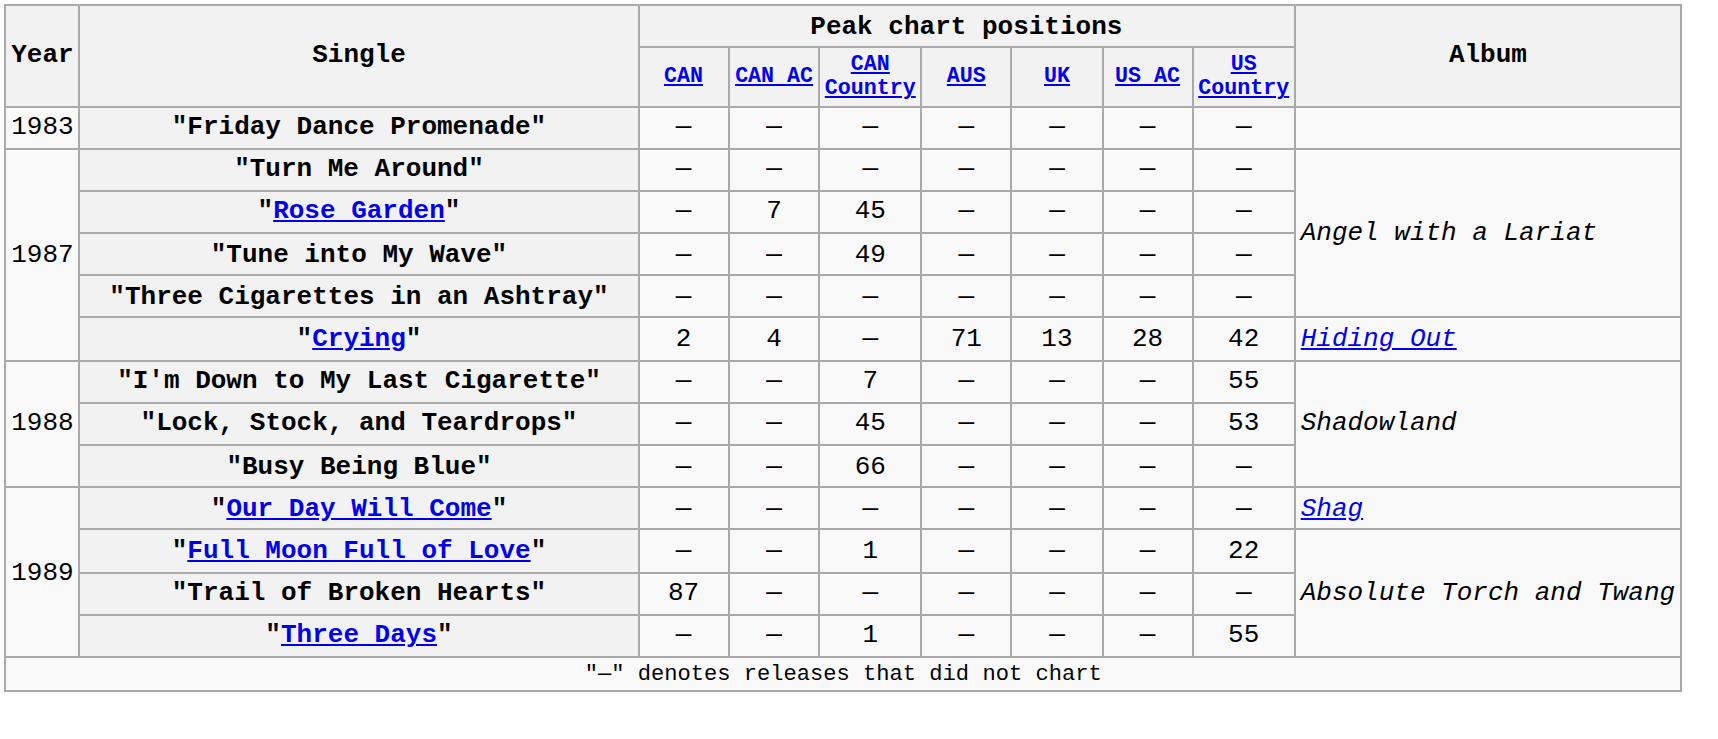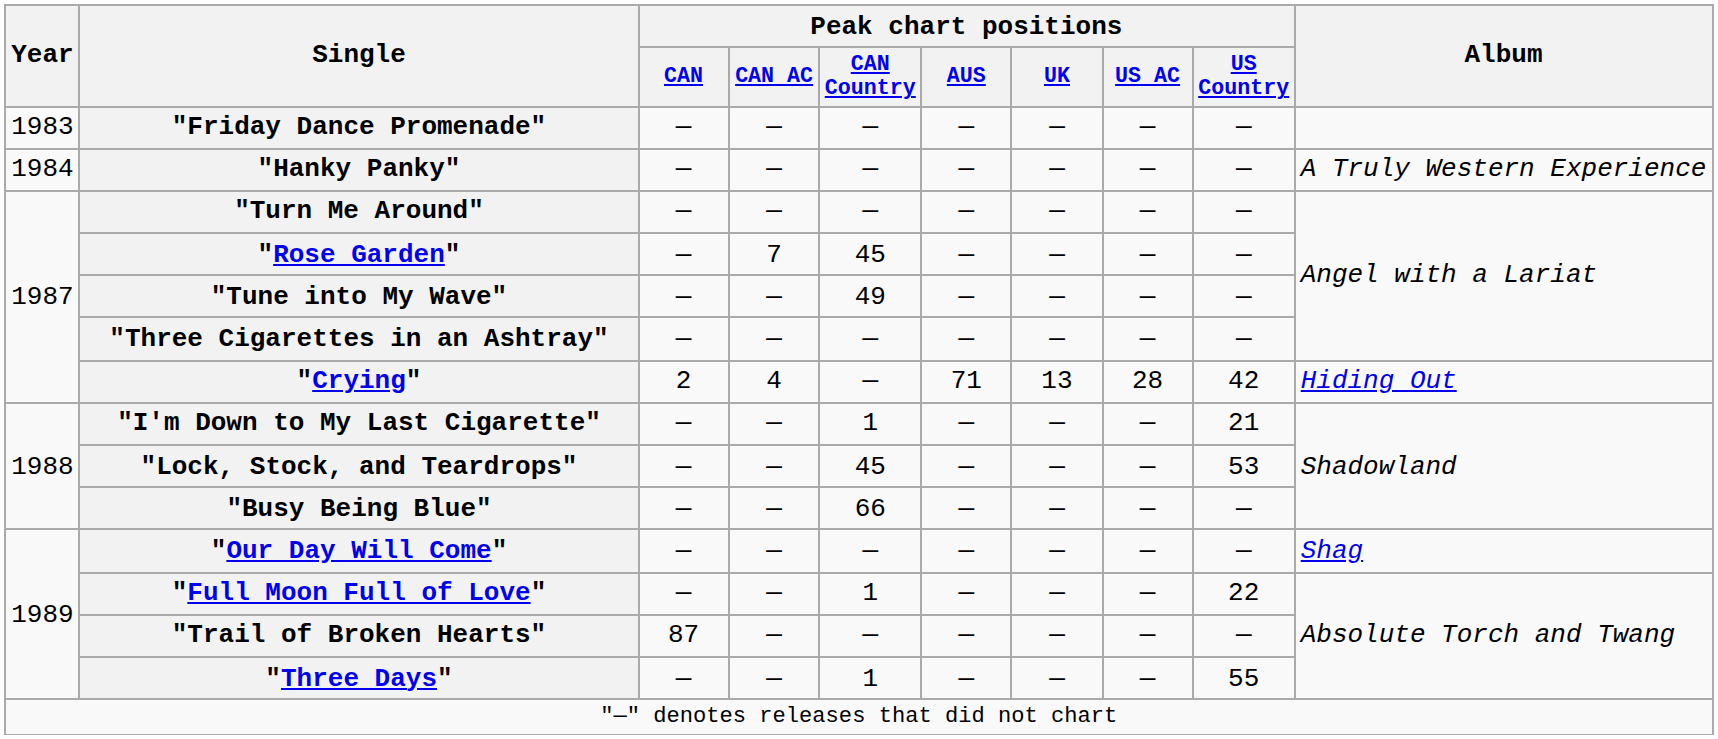+ row: (359, 170)
(870, 381) 7 -> (870, 424) 1
(1244, 381) 55 -> (1244, 424) 21
